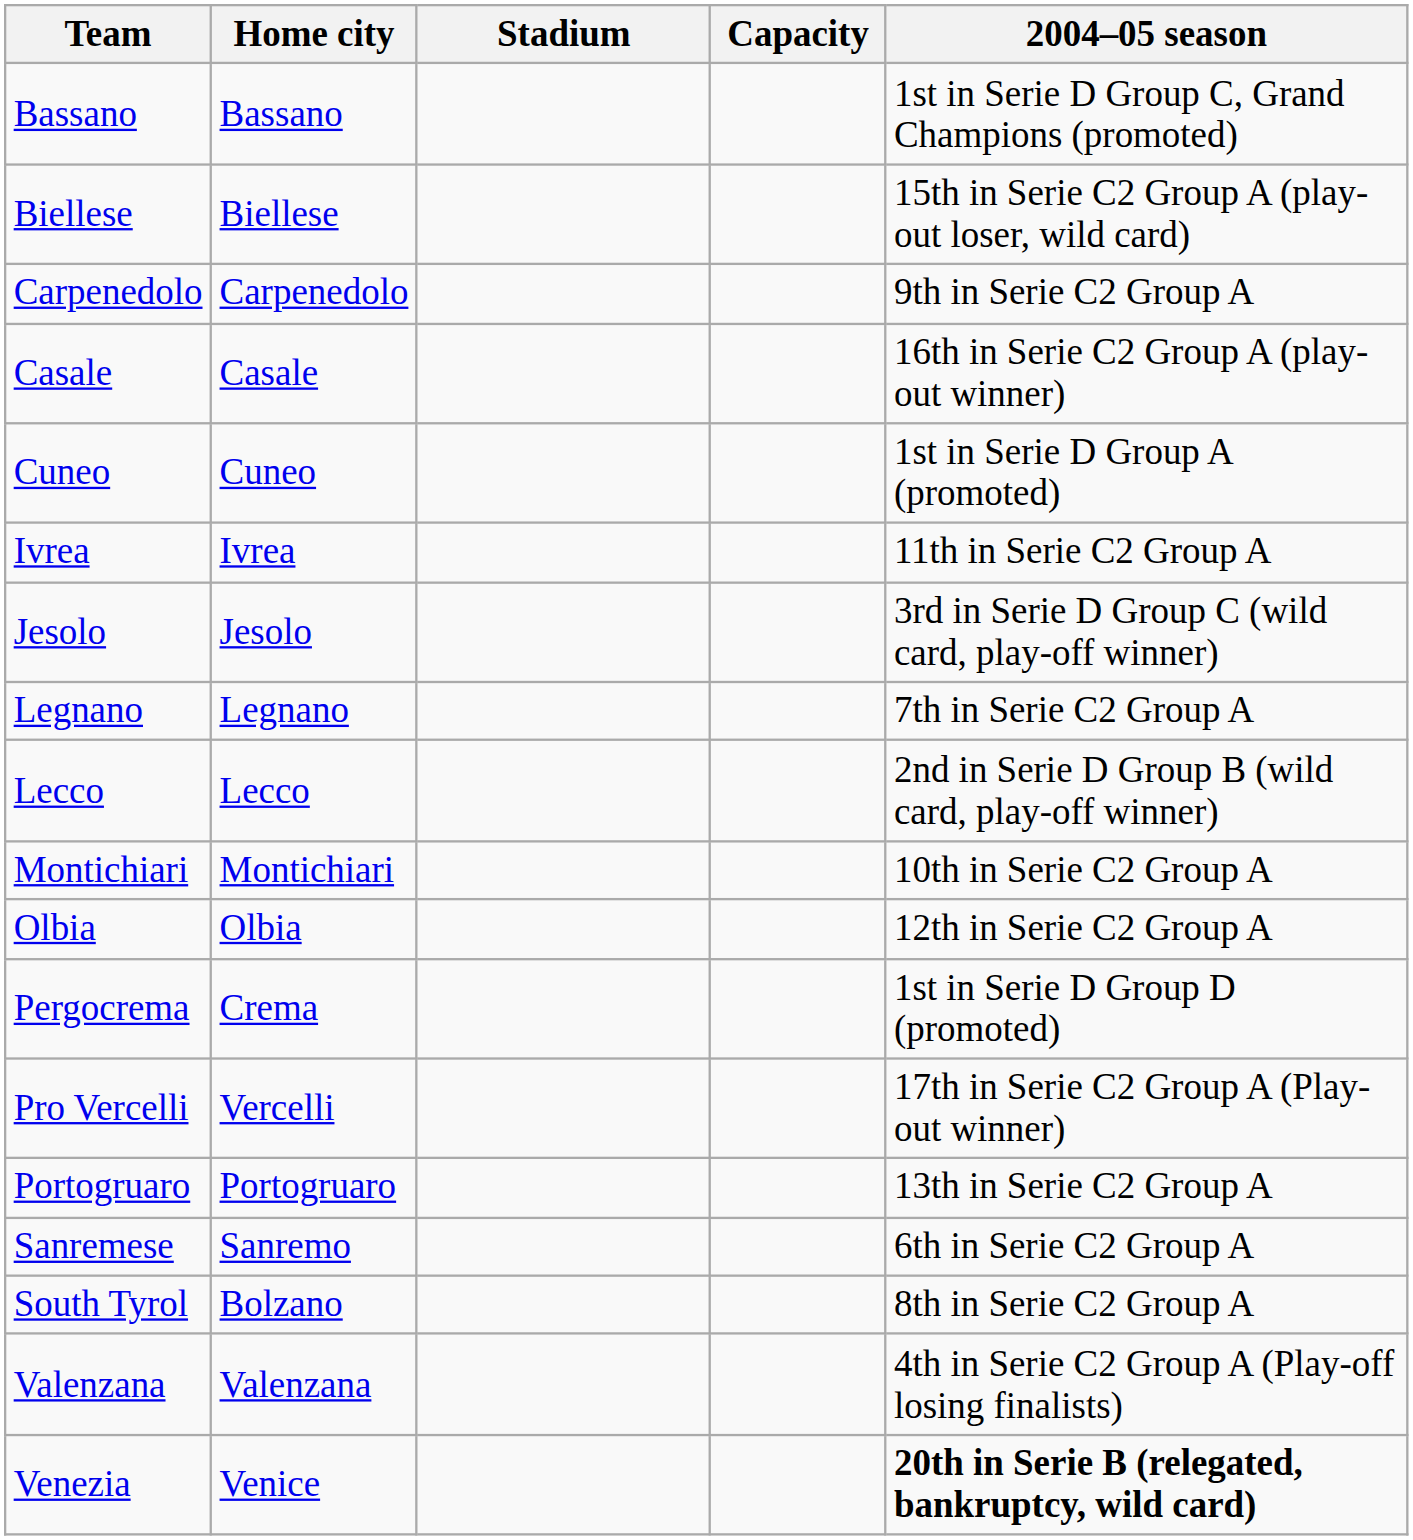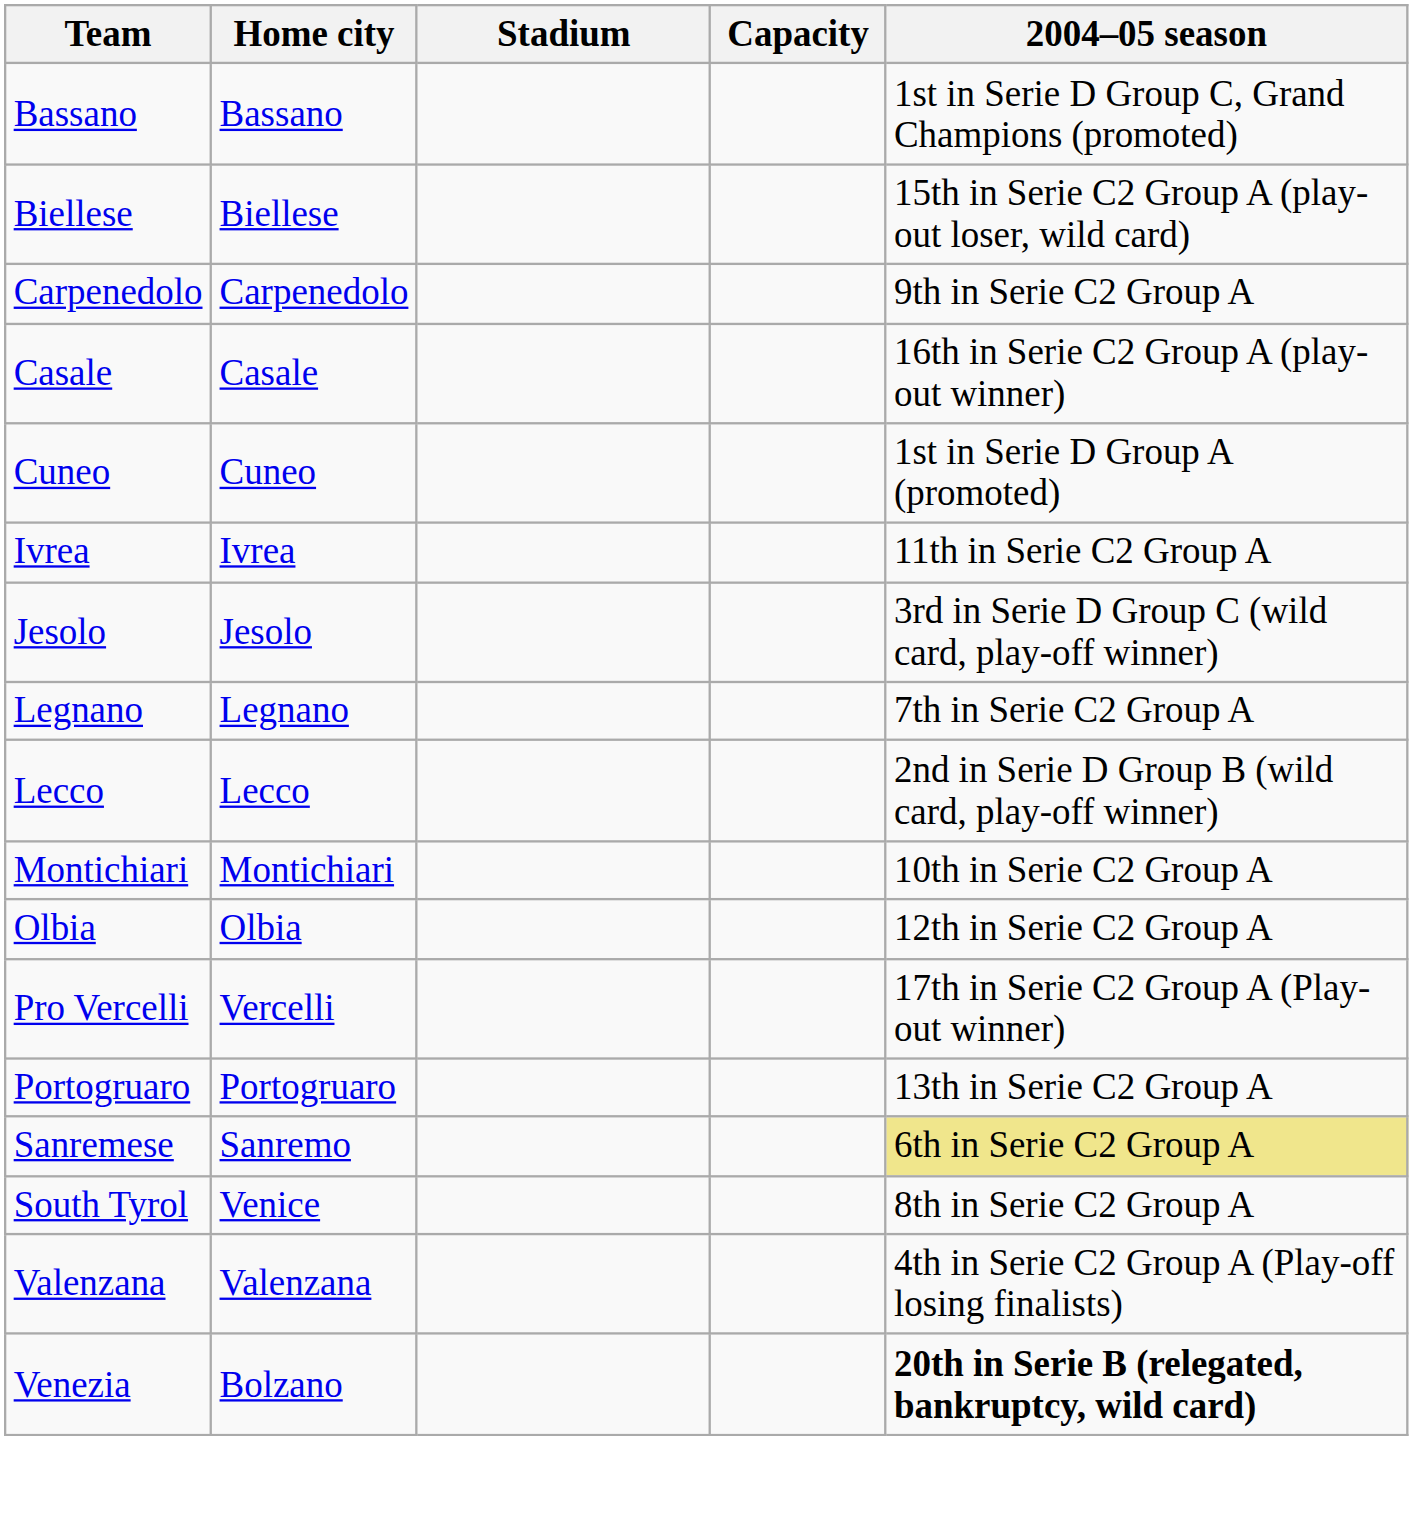- row: (102, 1007)
(1074, 1245) no background -> (1074, 1145) khaki background
(281, 1304) Bolzano -> (270, 1204) Venice
(270, 1483) Venice -> (281, 1383) Bolzano
